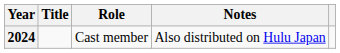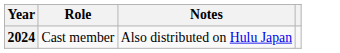- column: (55, 15)
